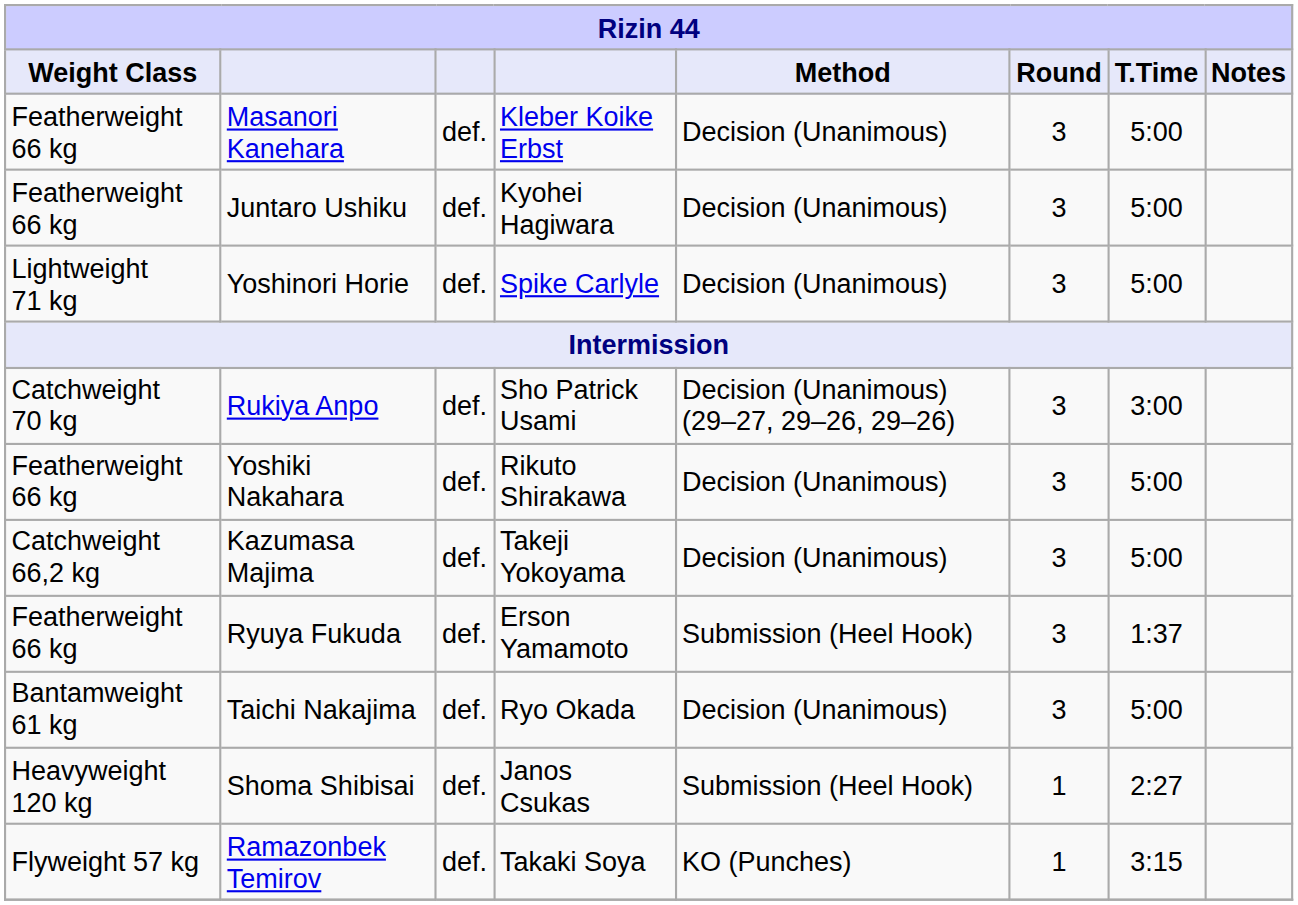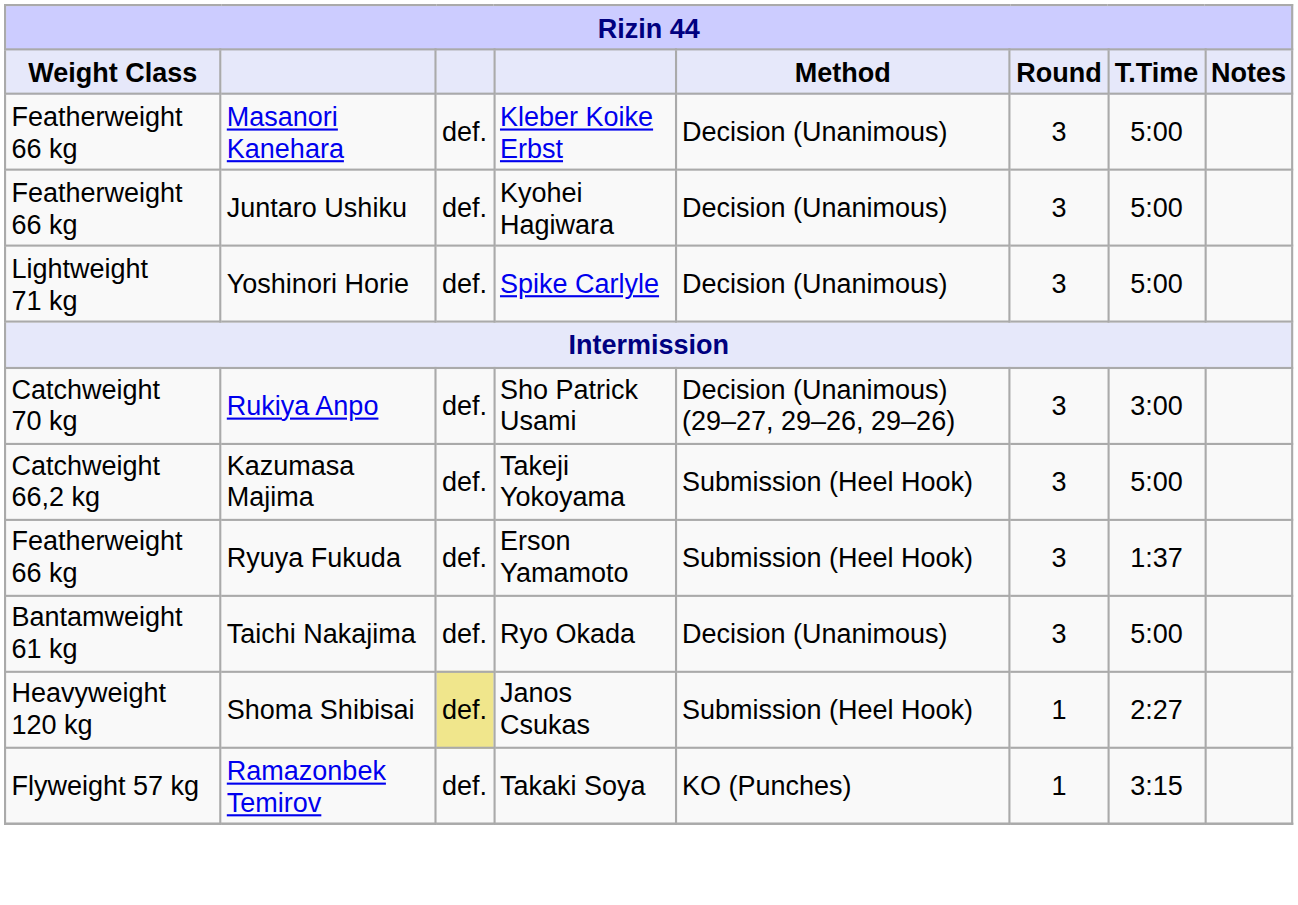- row: (285, 481)
(815, 557) Decision (Unanimous) -> (827, 481) Submission (Heel Hook)
(465, 786) no background -> (465, 710) khaki background
